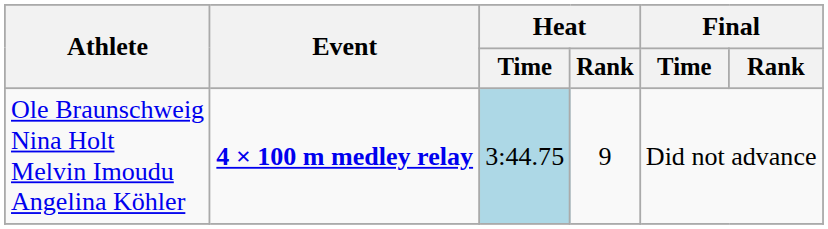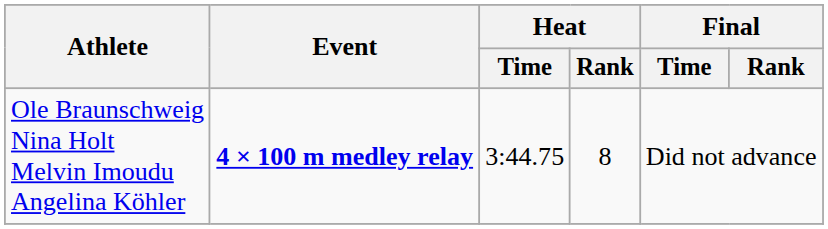(525, 156) lightblue background -> (525, 156) no background
(605, 156) 9 -> (605, 156) 8
